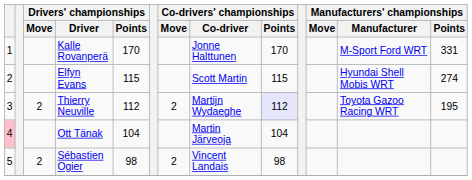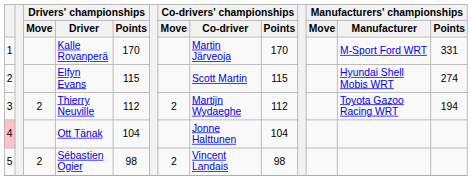(214, 50) Jonne Halttunen -> (211, 50) Martin Järveoja
(279, 106) lavender background -> (279, 106) no background
(449, 106) 195 -> (449, 106) 194
(211, 133) Martin Järveoja -> (214, 133) Jonne Halttunen
